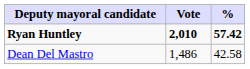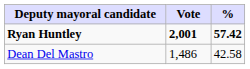(183, 34) 2,010 -> (183, 34) 2,001
